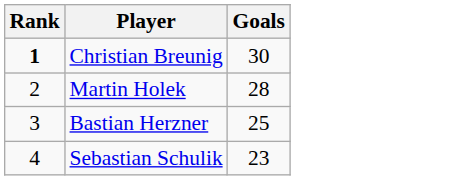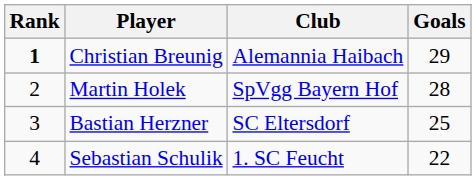+ column: (318, 21)
(259, 55) 30 -> (439, 55) 29
(259, 157) 23 -> (439, 157) 22
